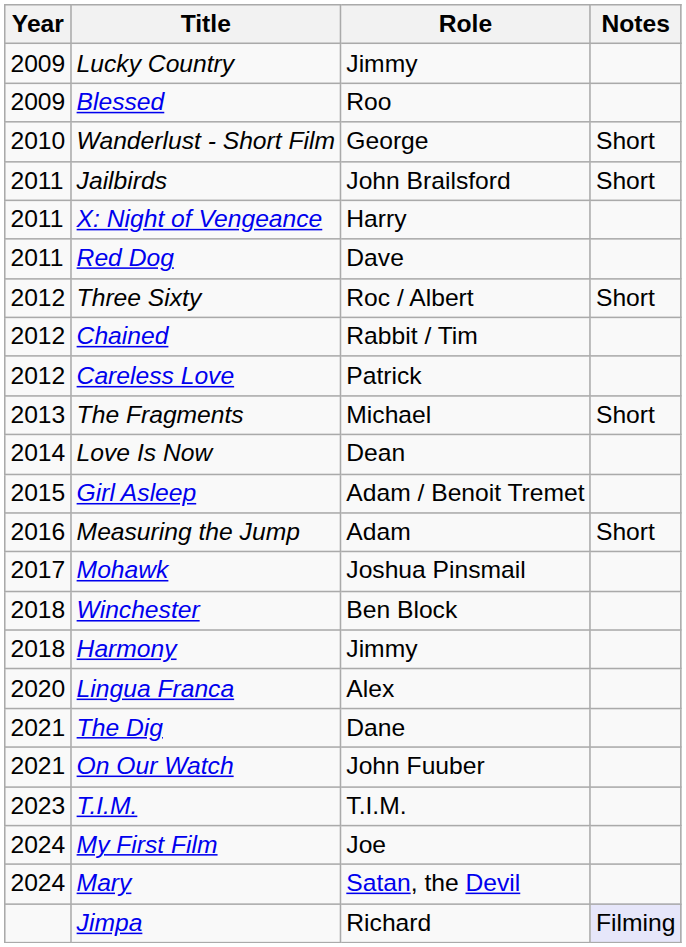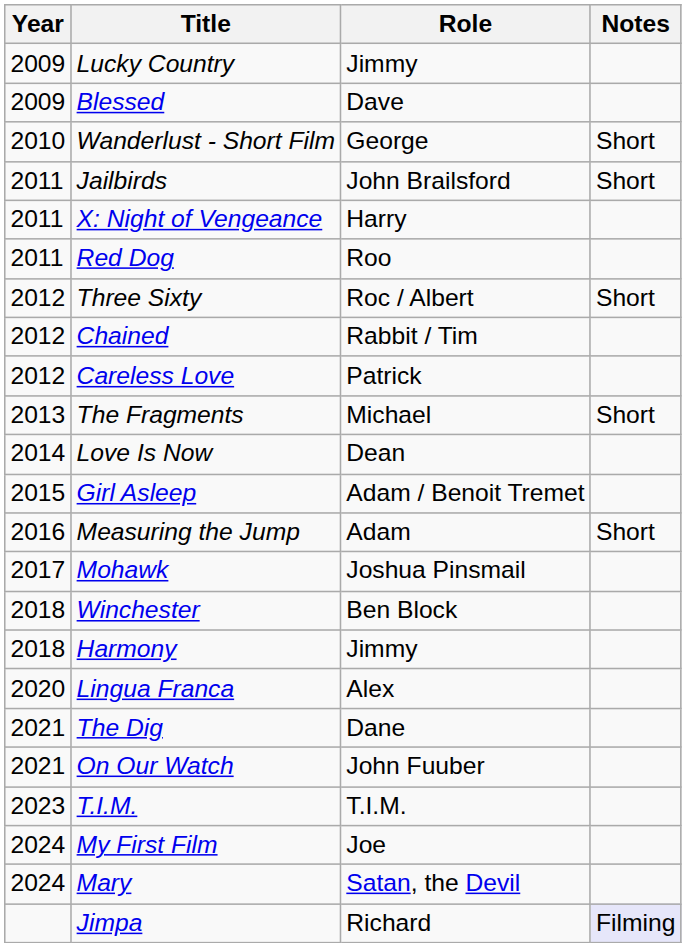(369, 102) Roo -> (375, 102) Dave
(375, 258) Dave -> (369, 258) Roo
